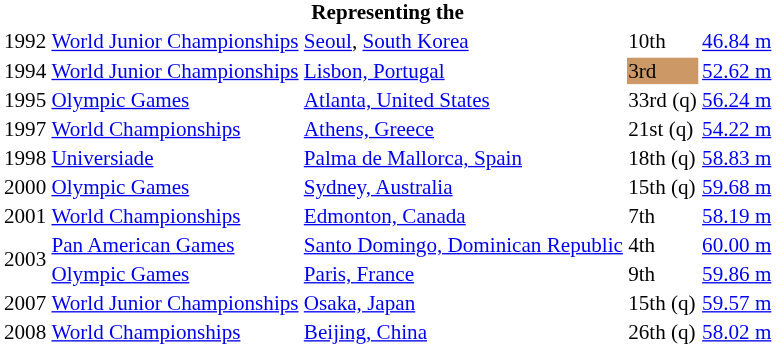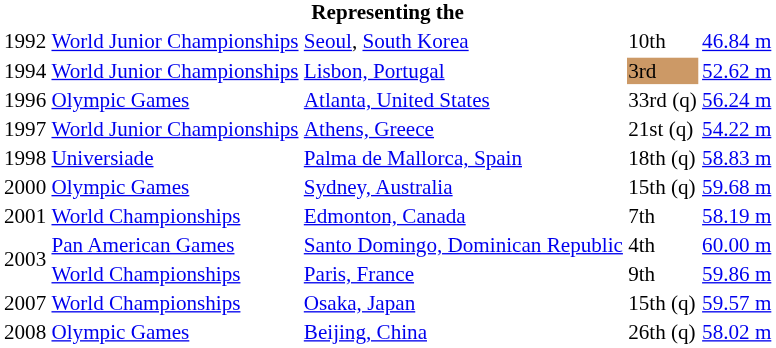(25, 99) 1995 -> (25, 99) 1996
(146, 128) World Championships -> (175, 128) World Junior Championships
(120, 274) Olympic Games -> (146, 274) World Championships
(175, 303) World Junior Championships -> (146, 303) World Championships
(146, 332) World Championships -> (120, 332) Olympic Games
